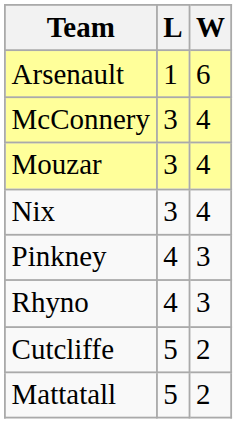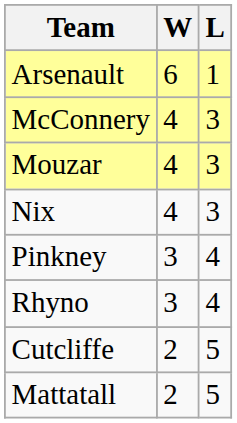columns swapped: (210, 27) <-> (173, 27)
